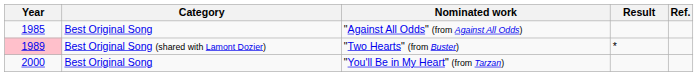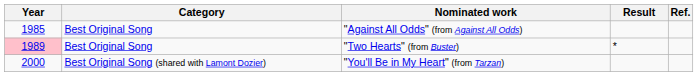(165, 46) Best Original Song (shared with Lamont Dozier) -> (108, 46) Best Original Song
(108, 63) Best Original Song -> (165, 63) Best Original Song (shared with Lamont Dozier)
